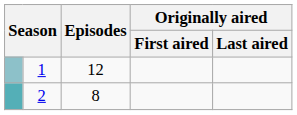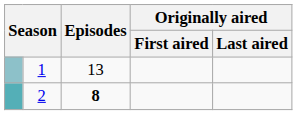(96, 69) 12 -> (96, 69) 13
(96, 95) normal -> (96, 95) bold
